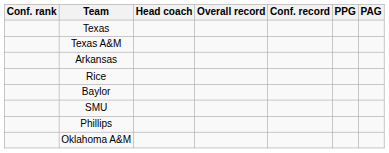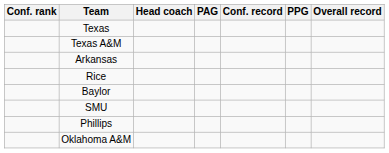columns swapped: (231, 12) <-> (371, 12)
